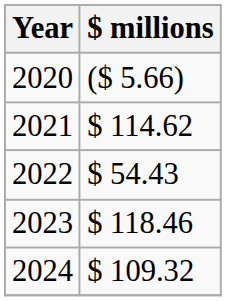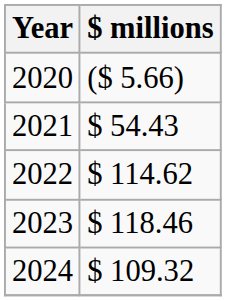(140, 125) $ 114.62 -> (133, 125) $ 54.43
(133, 174) $ 54.43 -> (140, 174) $ 114.62
